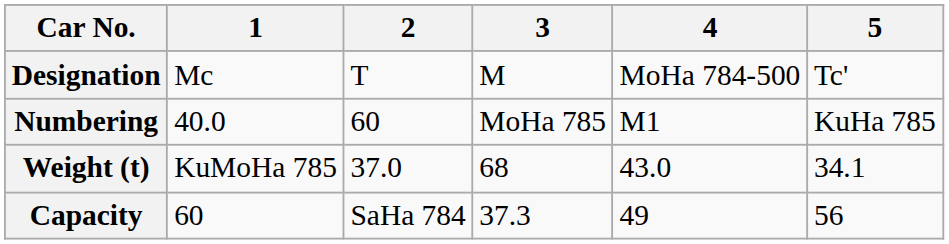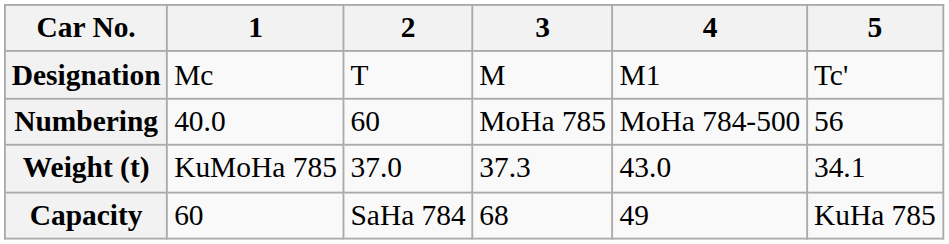(710, 74) MoHa 784-500 -> (640, 74) M1
(640, 121) M1 -> (710, 121) MoHa 784-500
(875, 121) KuHa 785 -> (829, 121) 56
(494, 167) 68 -> (505, 167) 37.3
(505, 214) 37.3 -> (494, 214) 68
(829, 214) 56 -> (875, 214) KuHa 785
